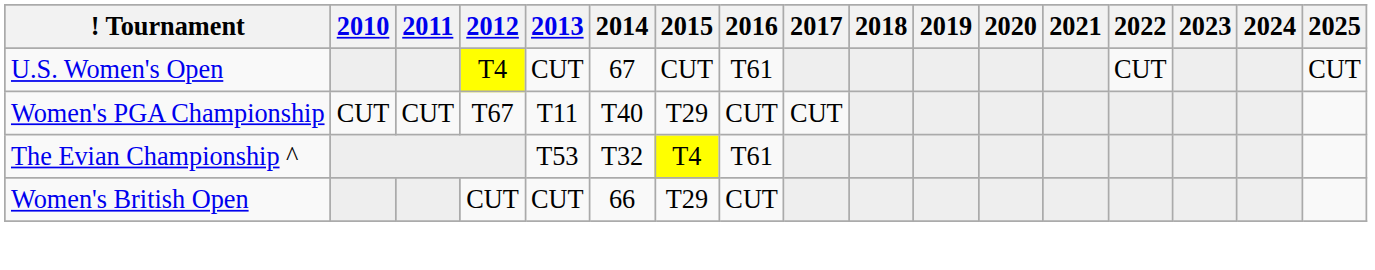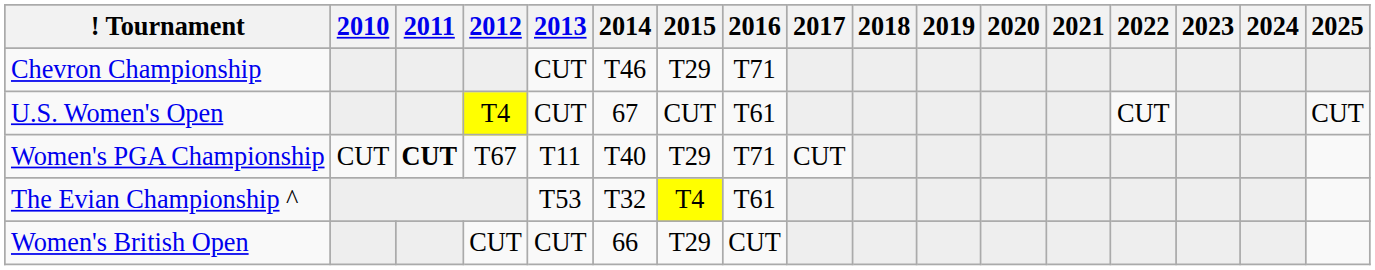+ row: (136, 69)
(428, 113) normal -> (429, 156) bold
(752, 113) CUT -> (755, 156) T71
